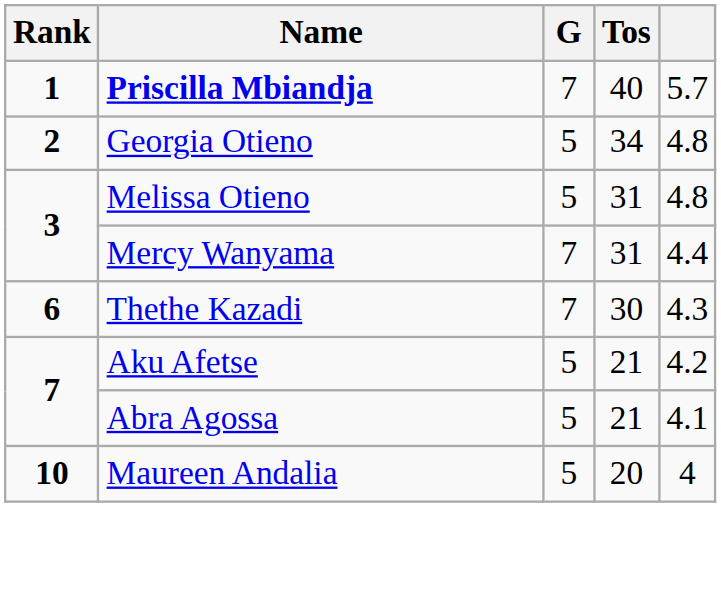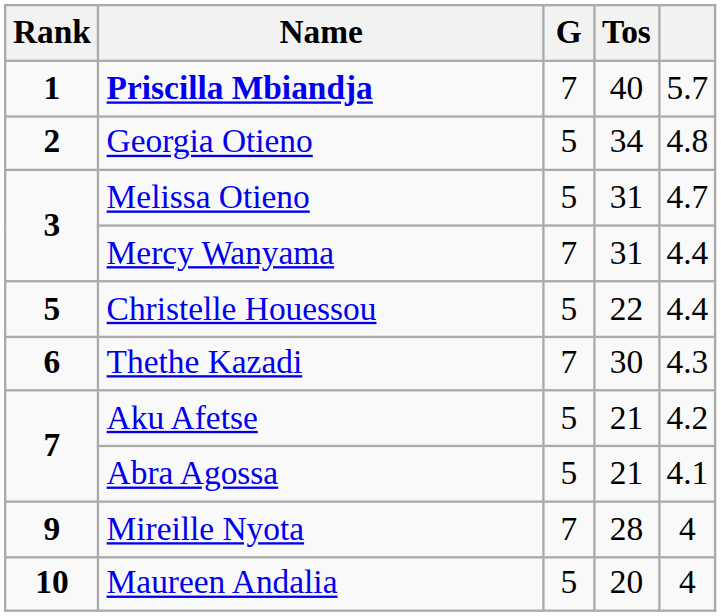(687, 197) 4.8 -> (687, 197) 4.7
+ row: (242, 307)
+ row: (205, 528)
